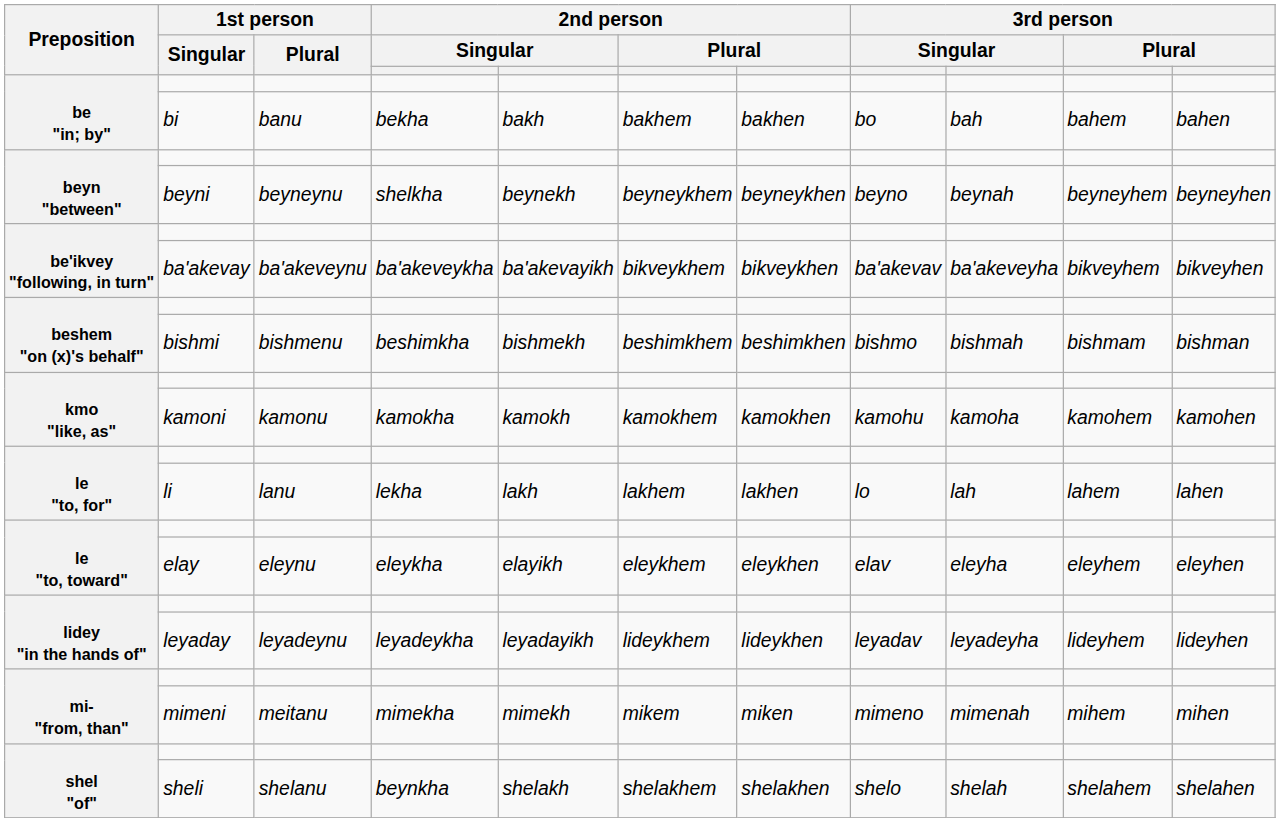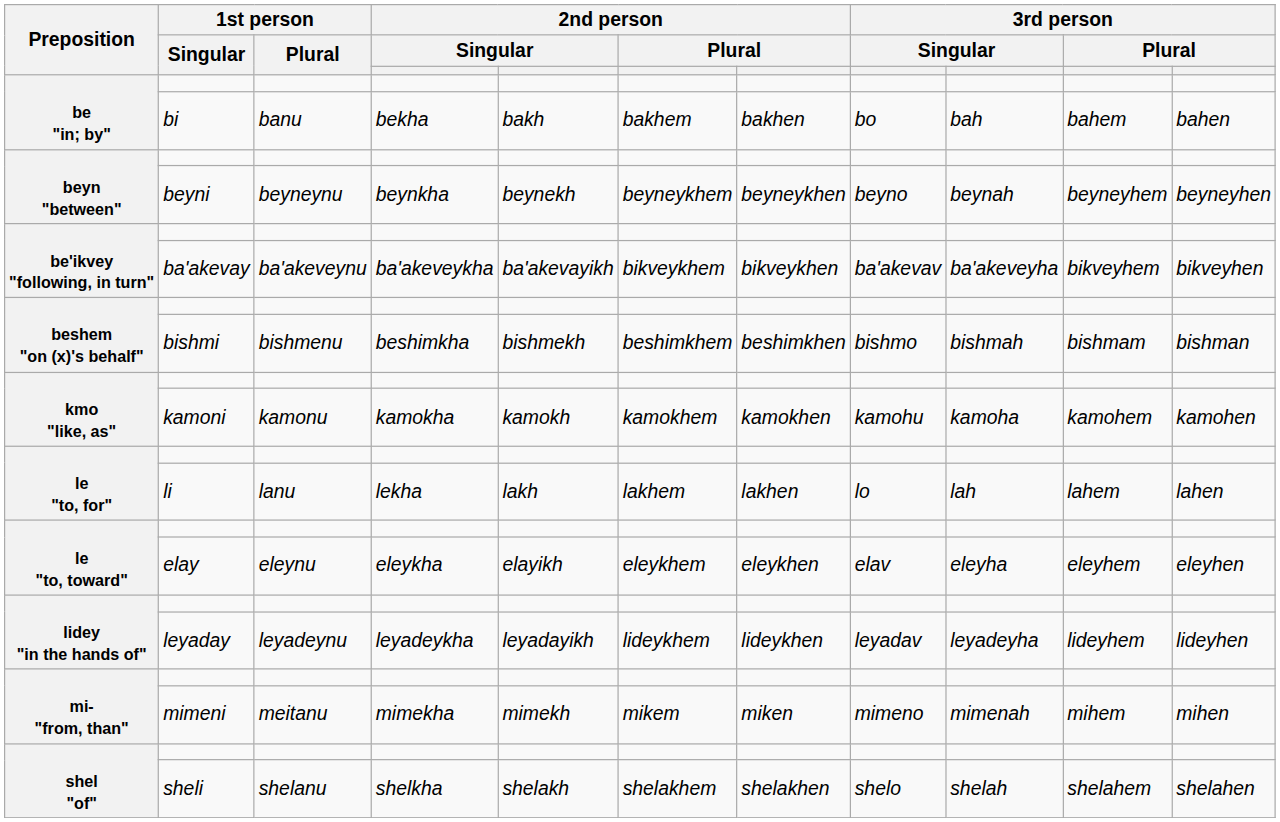(409, 194) shelkha -> (412, 194) beynkha
(412, 788) beynkha -> (409, 788) shelkha
